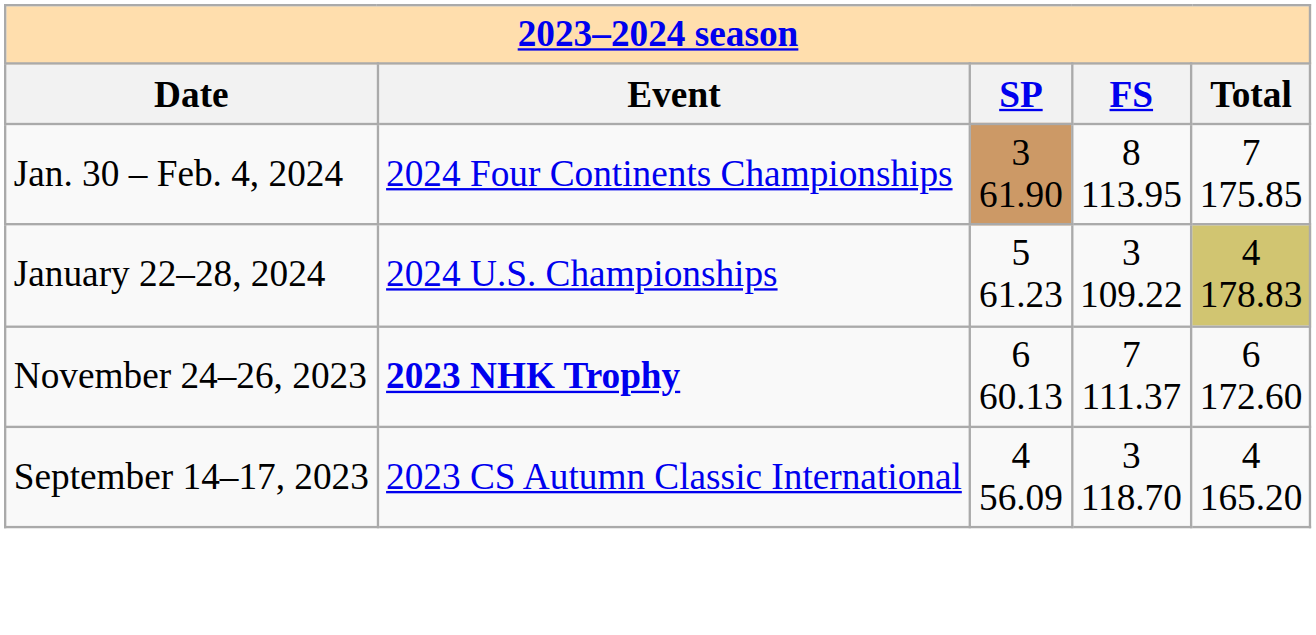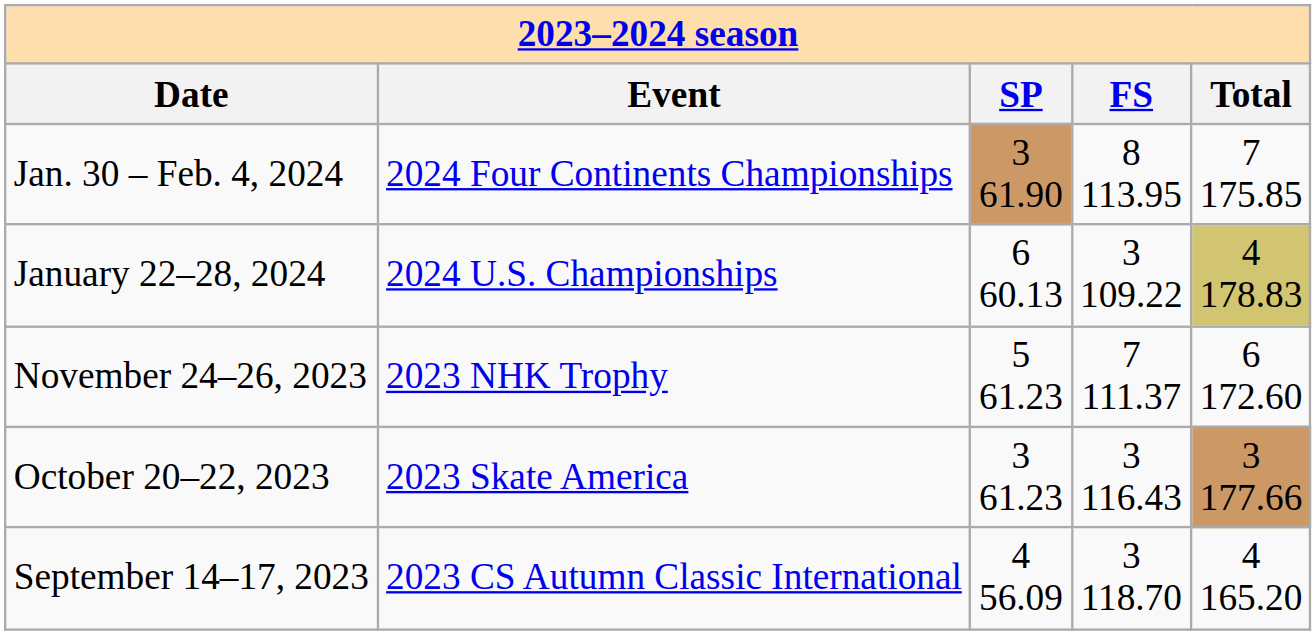(1021, 274) 5 61.23 -> (1021, 274) 6 60.13
(533, 375) bold -> (527, 375) normal
(1021, 375) 6 60.13 -> (1021, 375) 5 61.23
+ row: (172, 476)
